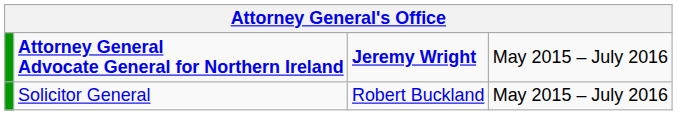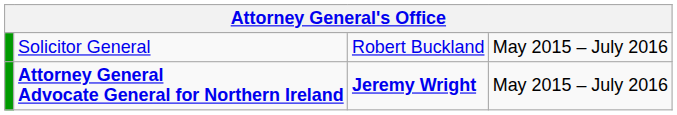rows swapped: (181, 57) <-> (84, 95)
